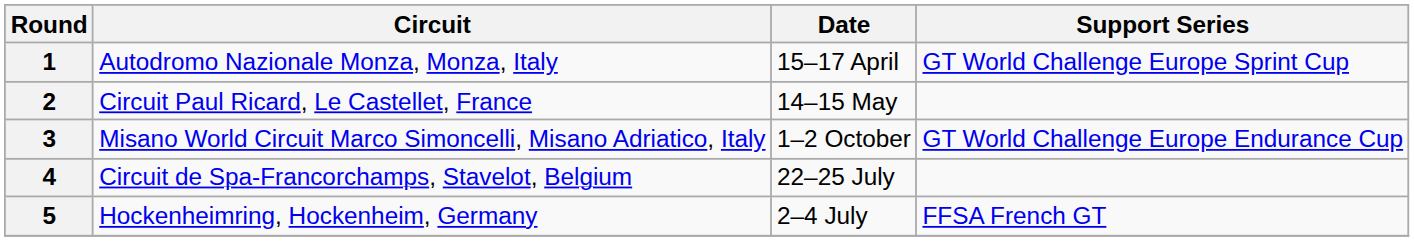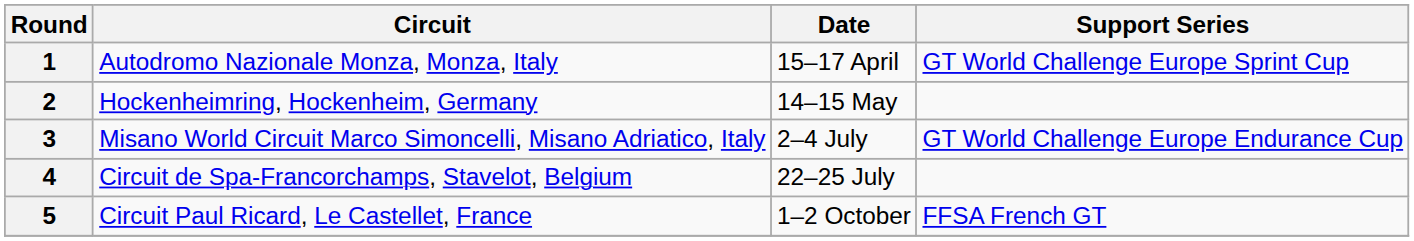(316, 100) Circuit Paul Ricard, Le Castellet, France -> (318, 100) Hockenheimring, Hockenheim, Germany
(844, 139) 1–2 October -> (822, 139) 2–4 July
(318, 216) Hockenheimring, Hockenheim, Germany -> (316, 216) Circuit Paul Ricard, Le Castellet, France
(822, 216) 2–4 July -> (844, 216) 1–2 October
